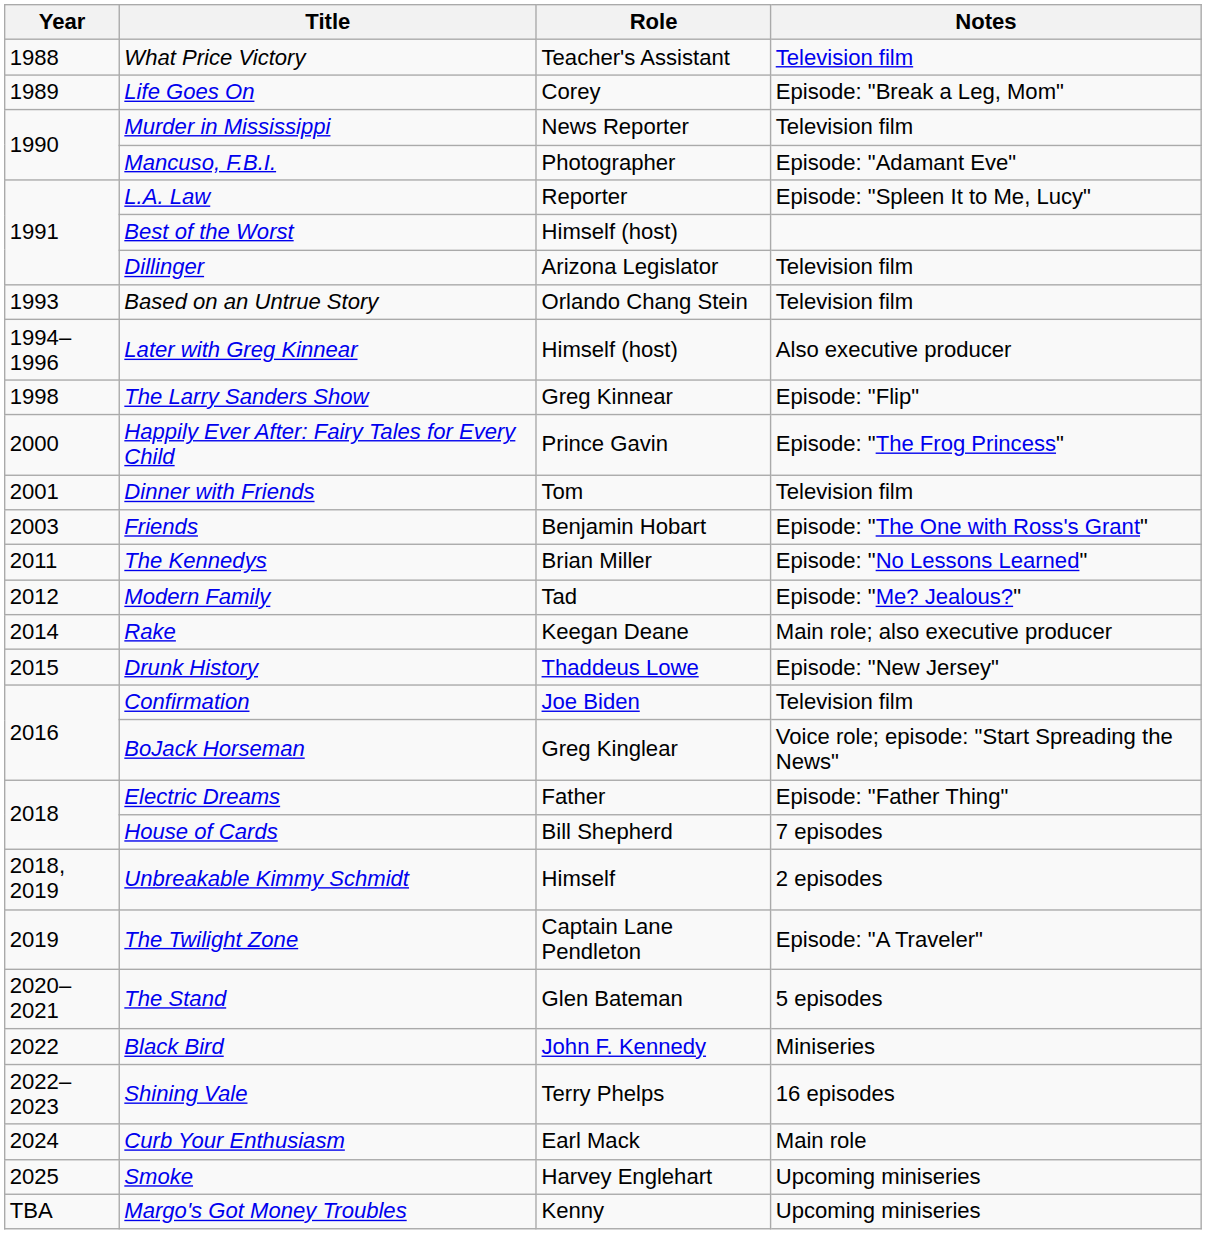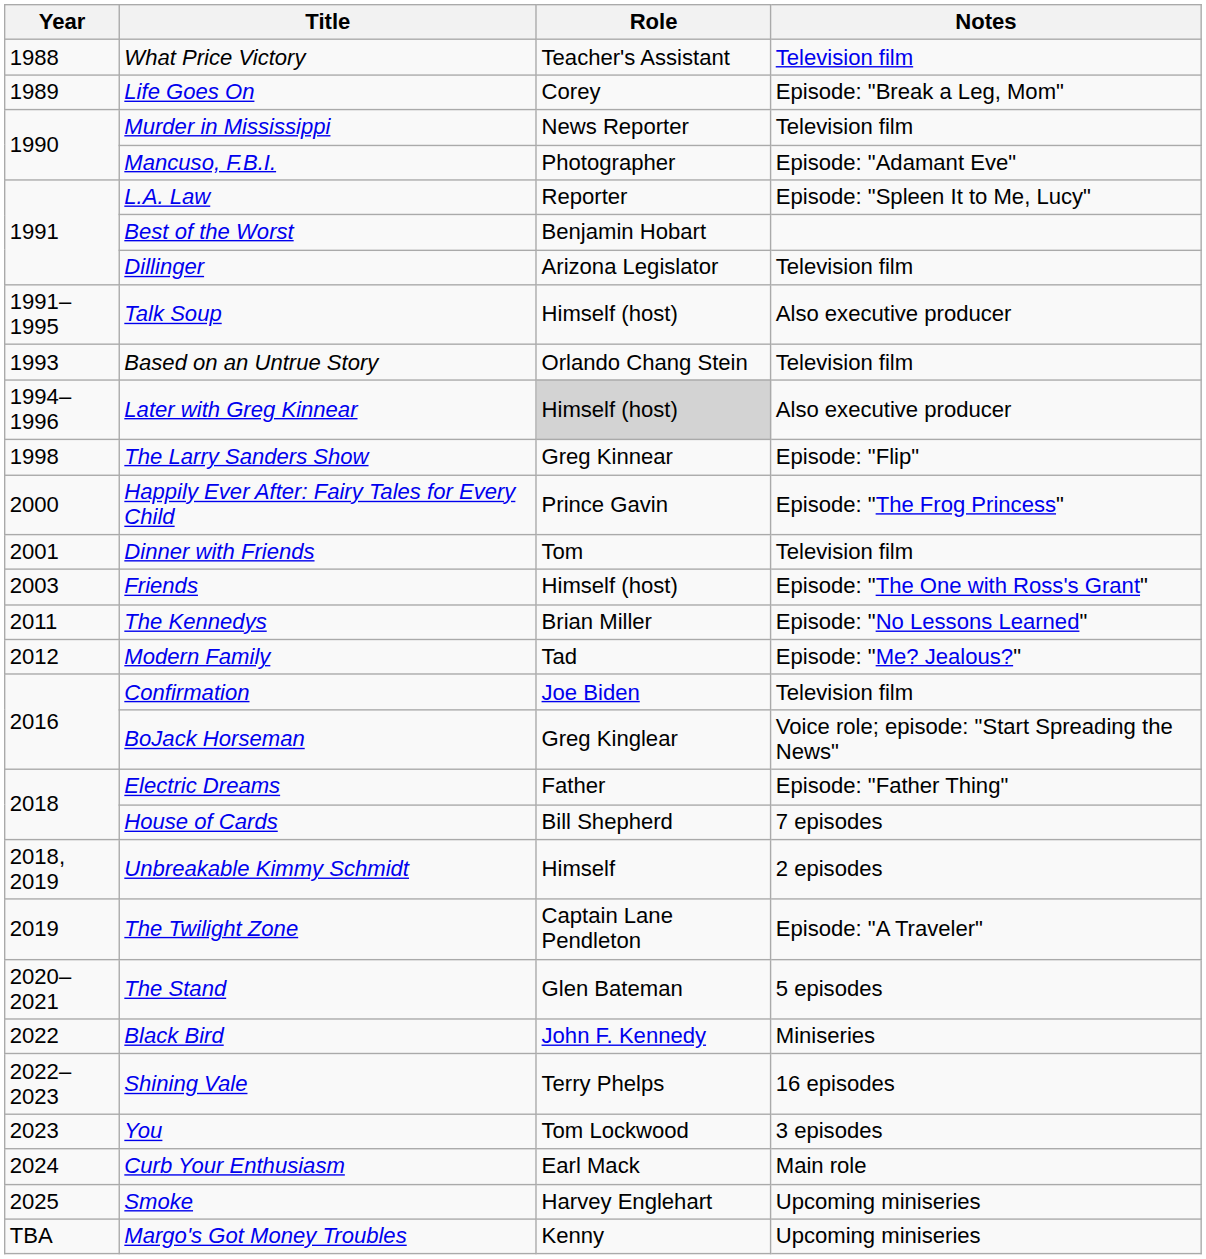(610, 232) Himself (host) -> (624, 232) Benjamin Hobart
+ row: (173, 314)
(610, 349) no background -> (610, 409) lightgrey background
(624, 526) Benjamin Hobart -> (610, 586) Himself (host)
- row: (150, 631)
- row: (191, 666)
+ row: (143, 1131)
